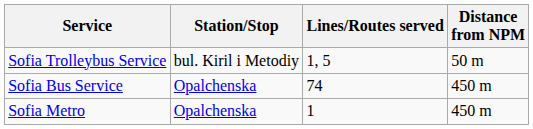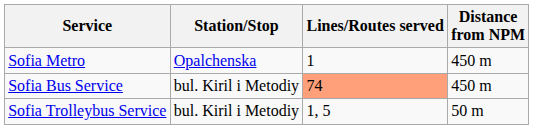rows swapped: (87, 60) <-> (47, 111)
(215, 85) Opalchenska -> (236, 85) bul. Kiril i Metodiy
(314, 85) no background -> (314, 85) lightsalmon background
